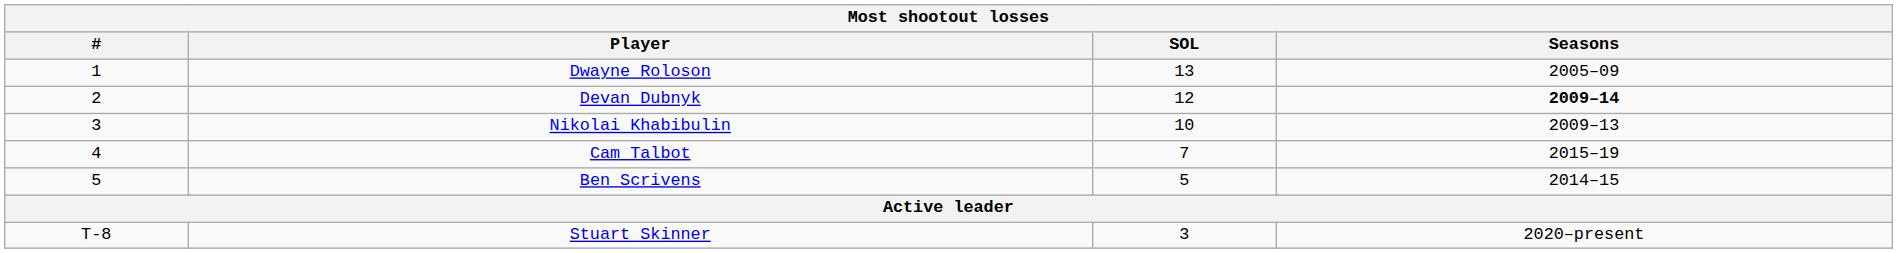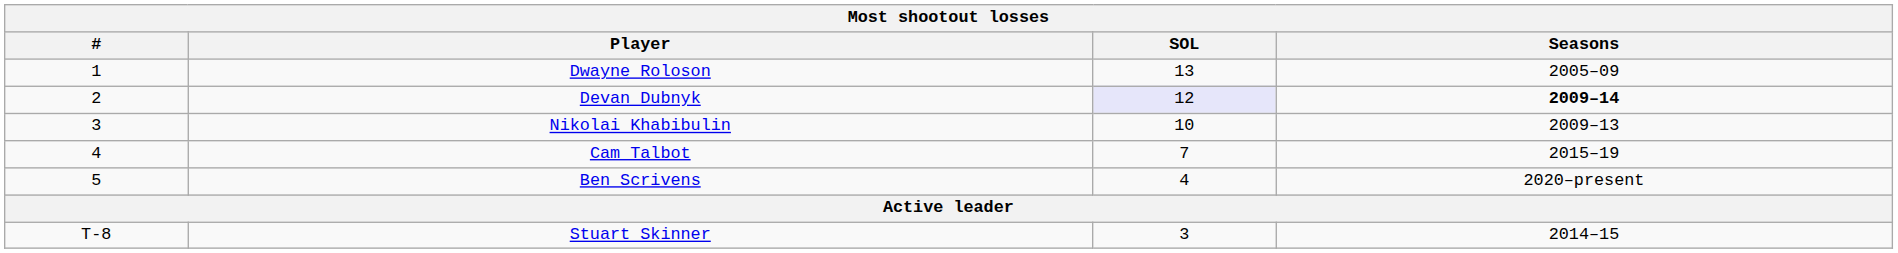(1184, 100) no background -> (1184, 100) lavender background
(1184, 181) 5 -> (1184, 181) 4
(1584, 181) 2014–15 -> (1584, 181) 2020–present
(1584, 236) 2020–present -> (1584, 236) 2014–15
